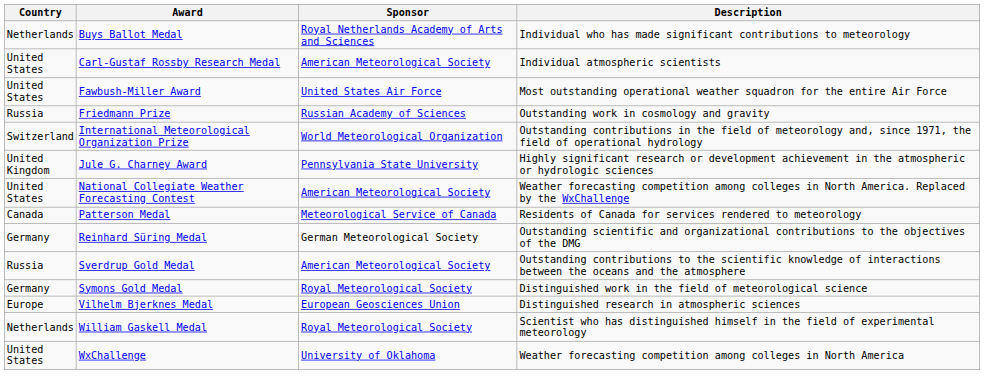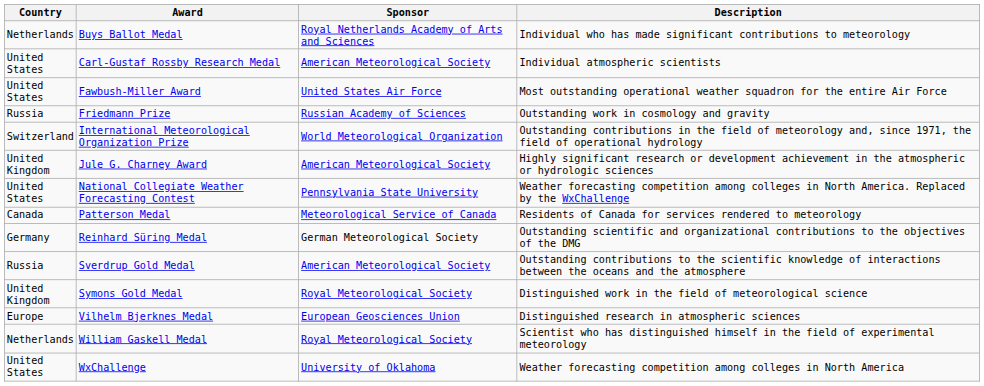(390, 164) Pennsylvania State University -> (396, 164) American Meteorological Society
(396, 193) American Meteorological Society -> (390, 193) Pennsylvania State University
(28, 288) Germany -> (28, 294) United Kingdom
